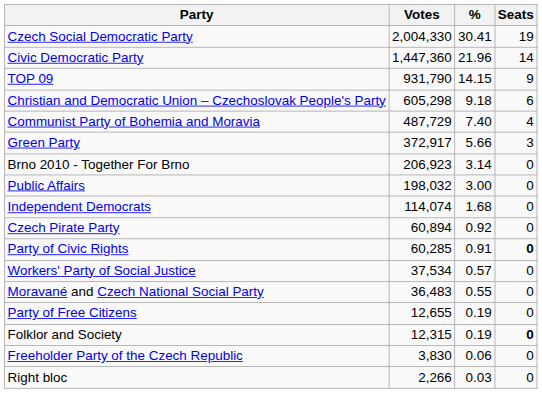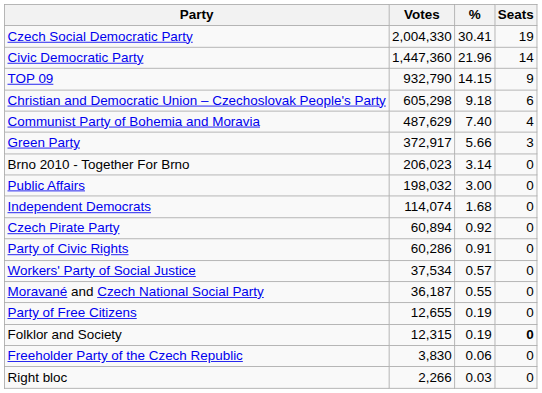(428, 79) 931,790 -> (428, 79) 932,790
(428, 121) 487,729 -> (428, 121) 487,629
(428, 164) 206,923 -> (428, 164) 206,023
(431, 249) 60,285 -> (431, 249) 60,286
(530, 249) bold -> (530, 249) normal
(431, 292) 36,483 -> (431, 292) 36,187
